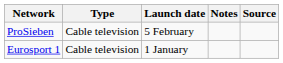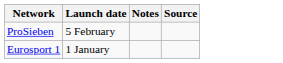- column: (102, 13)
